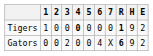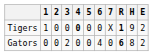(110, 28) 0 -> (110, 28) X
(110, 43) X -> (110, 43) 0
(132, 43) 9 -> (132, 43) 8
